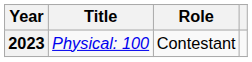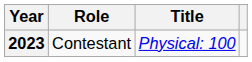columns swapped: (101, 17) <-> (196, 17)
